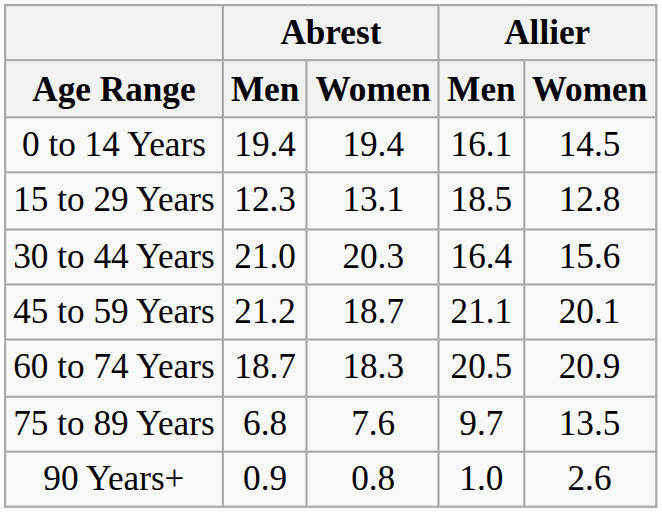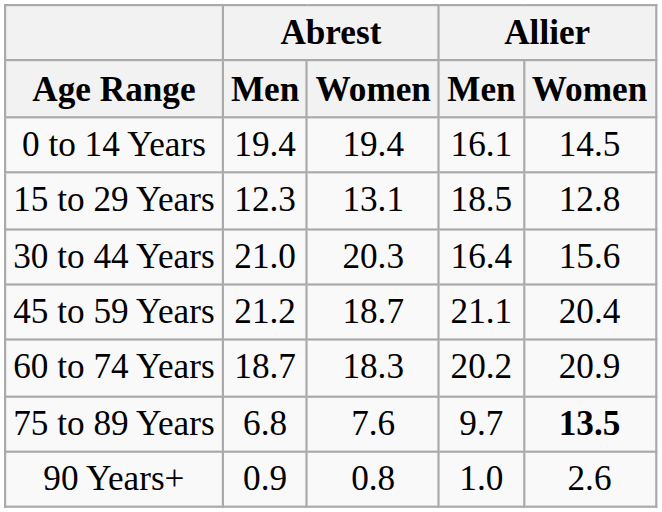(590, 311) 20.1 -> (590, 311) 20.4
(481, 367) 20.5 -> (481, 367) 20.2
(590, 423) normal -> (590, 423) bold
